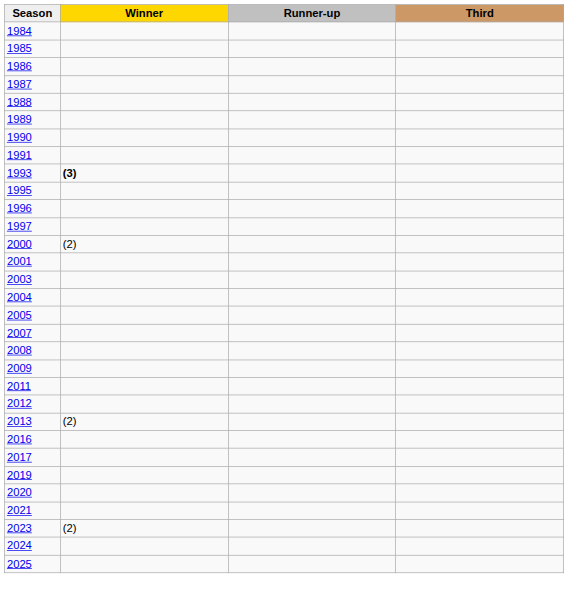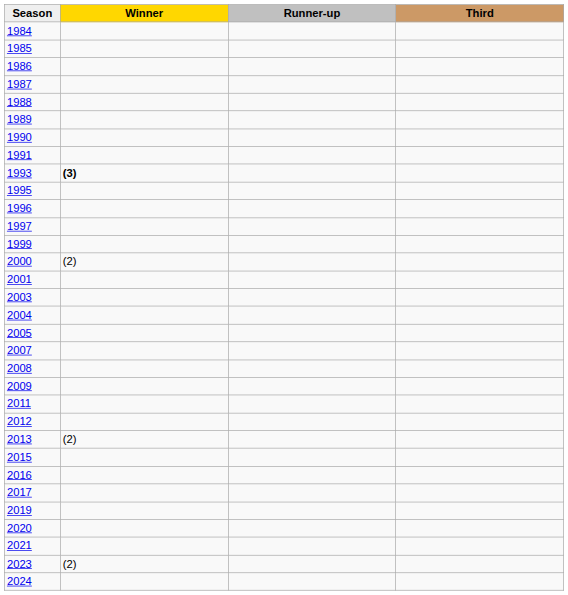+ row: (19, 244)
+ row: (19, 457)
- row: (19, 564)
